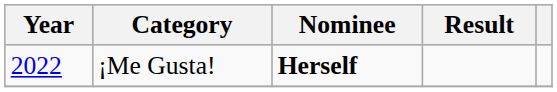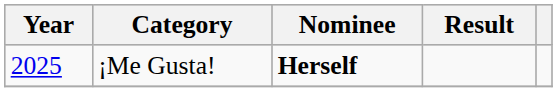(36, 65) 2022 -> (36, 65) 2025
